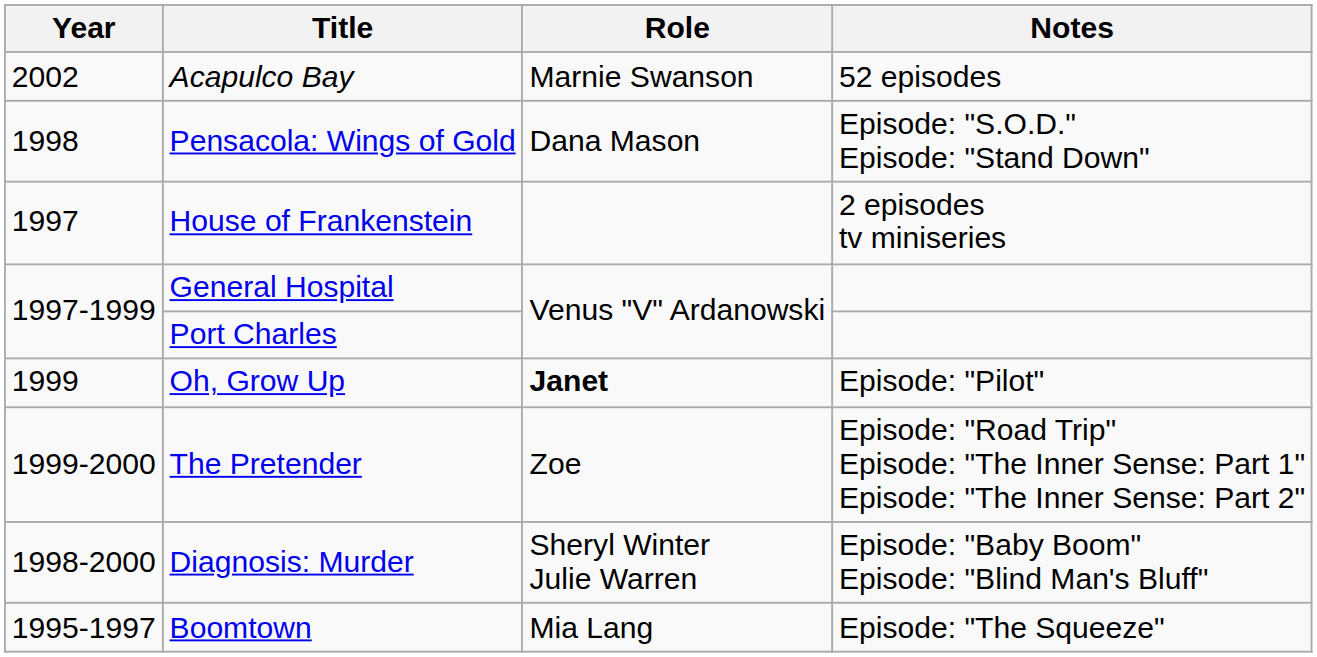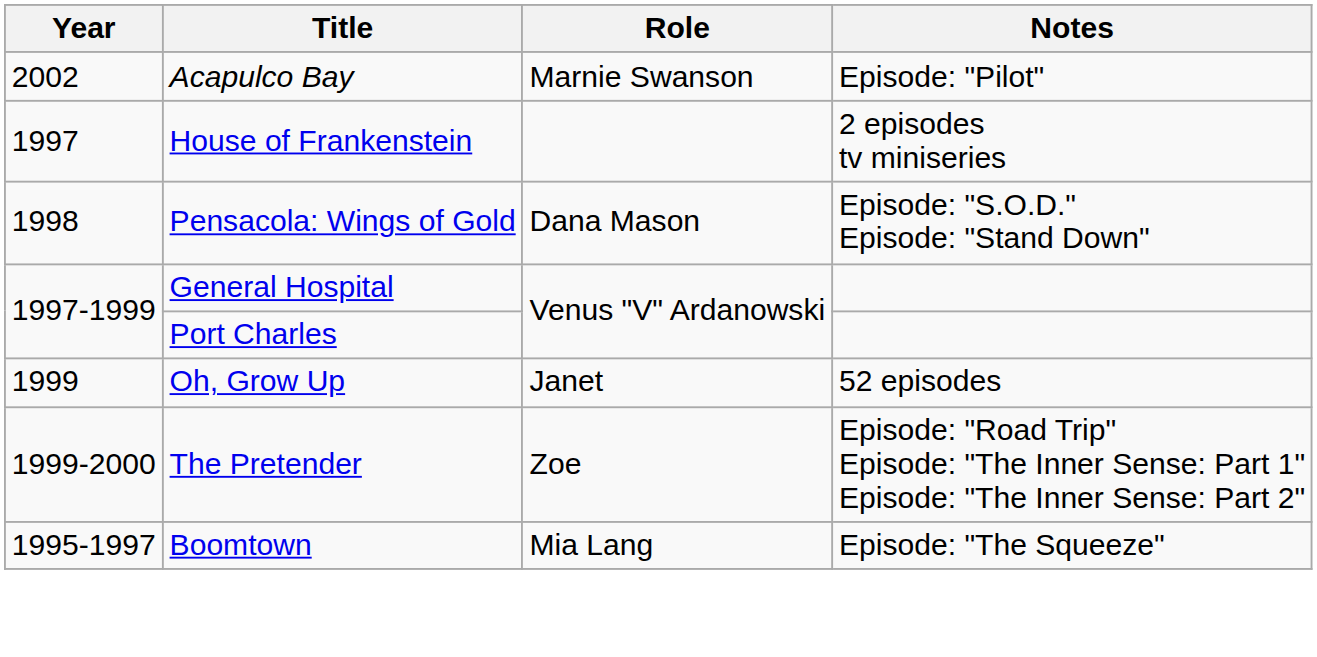(920, 76) 52 episodes -> (942, 76) Episode: "Pilot"
rows swapped: (321, 222) <-> (343, 140)
(569, 382) bold -> (566, 382) normal
(942, 382) Episode: "Pilot" -> (920, 382) 52 episodes
- row: (292, 562)
